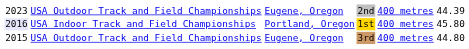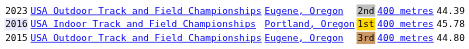(451, 24) 45.80 -> (451, 24) 45.78
